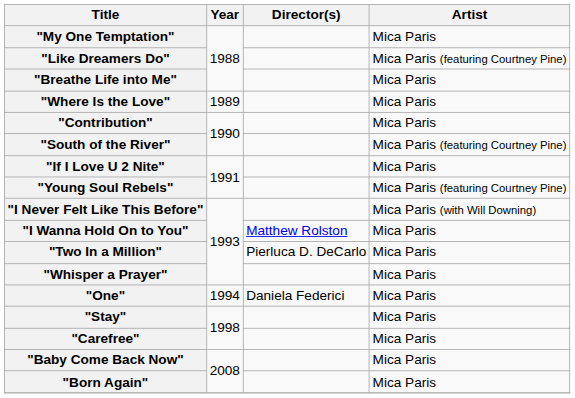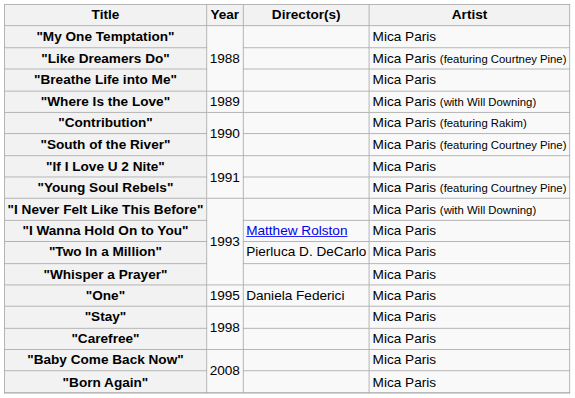(404, 101) Mica Paris -> (454, 101) Mica Paris (with Will Downing)
(404, 123) Mica Paris -> (450, 123) Mica Paris (featuring Rakim)
(225, 295) 1994 -> (225, 295) 1995
